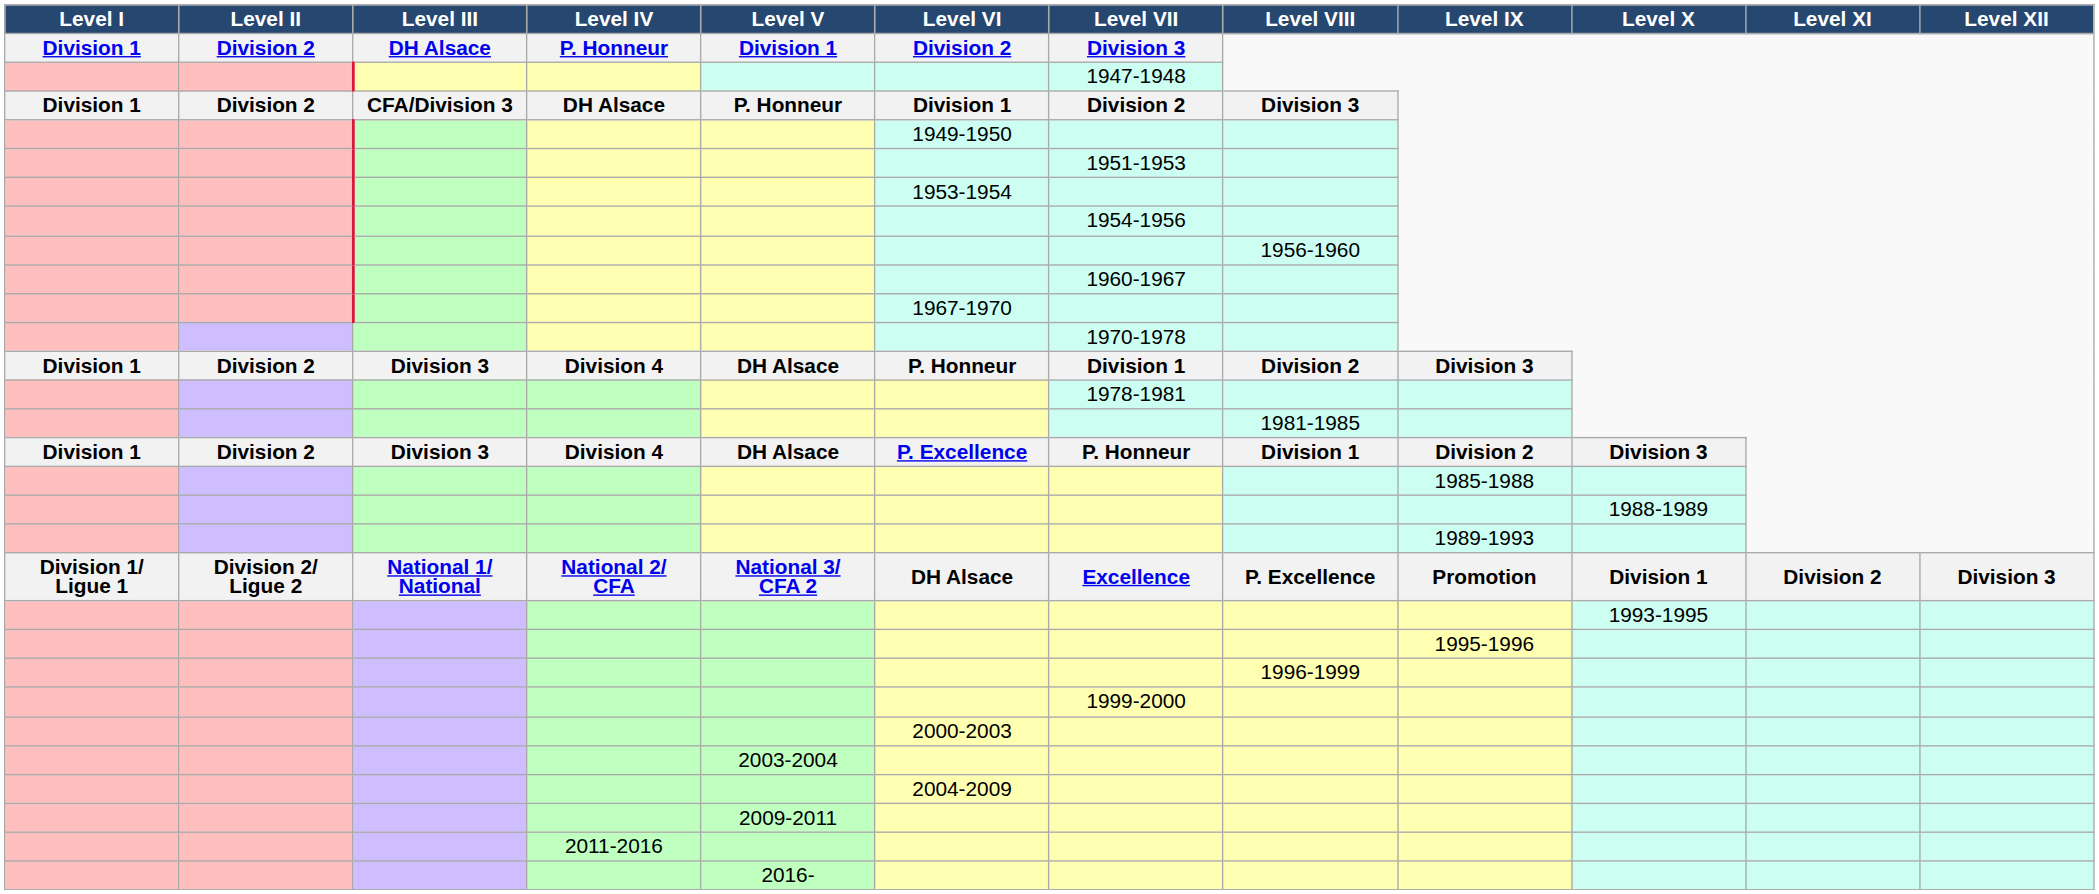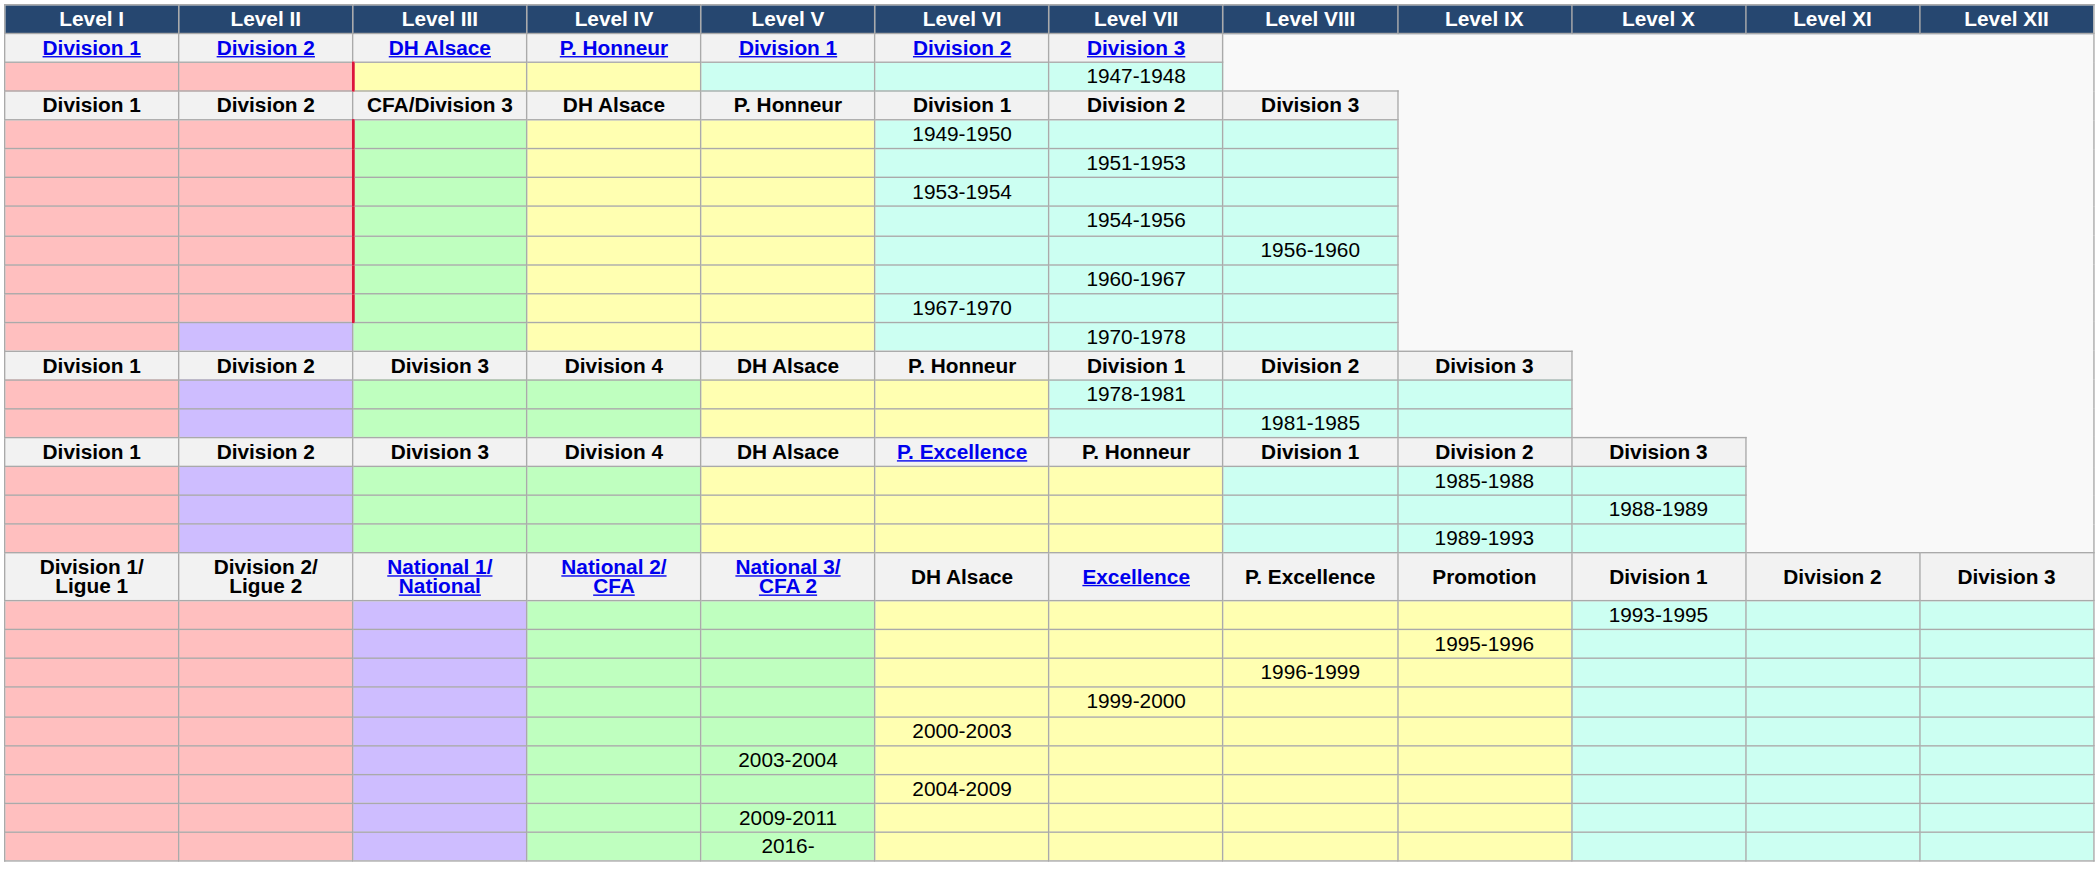- row: (92, 846)
